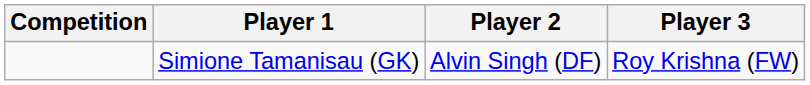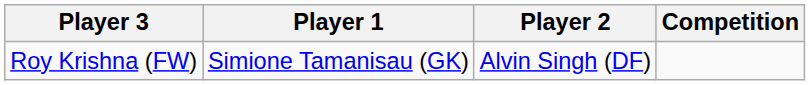columns swapped: (79, 23) <-> (706, 23)
